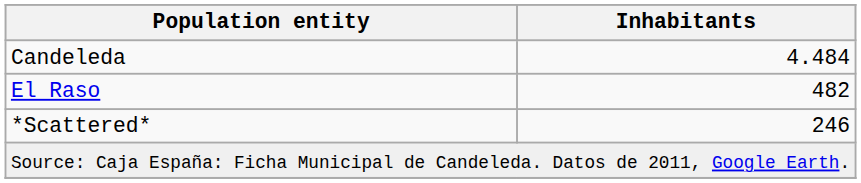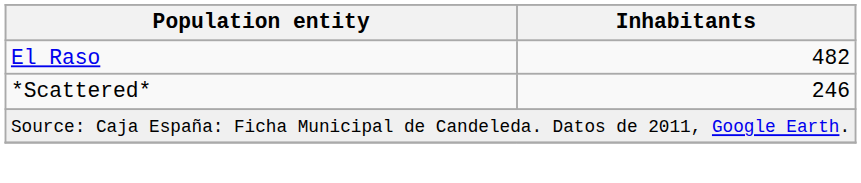- row: (68, 57)
